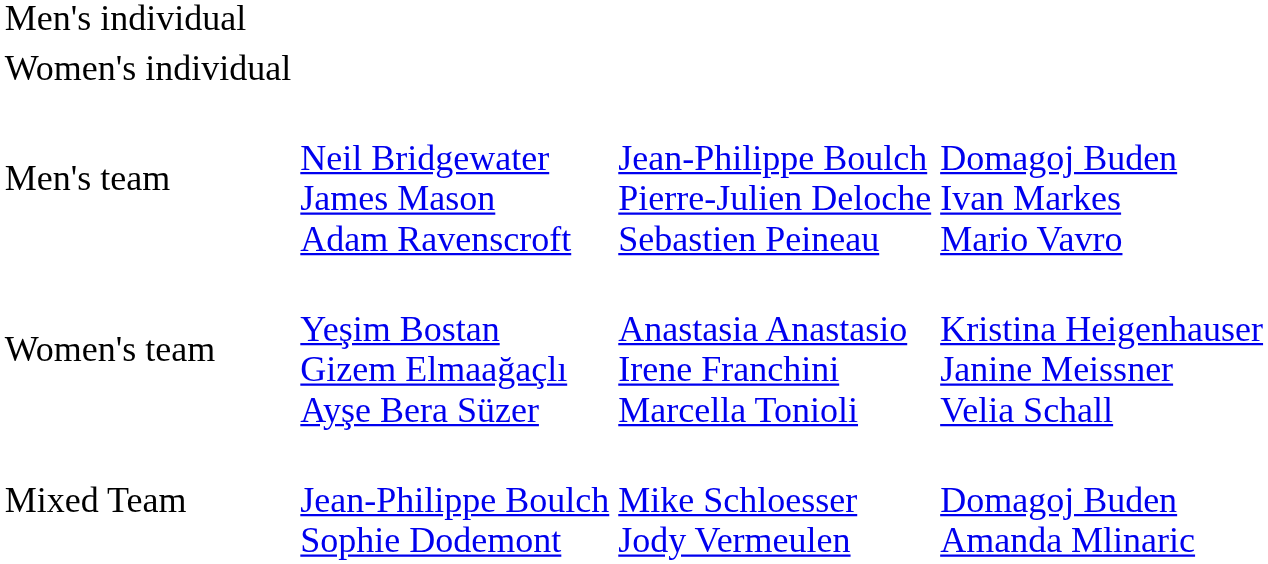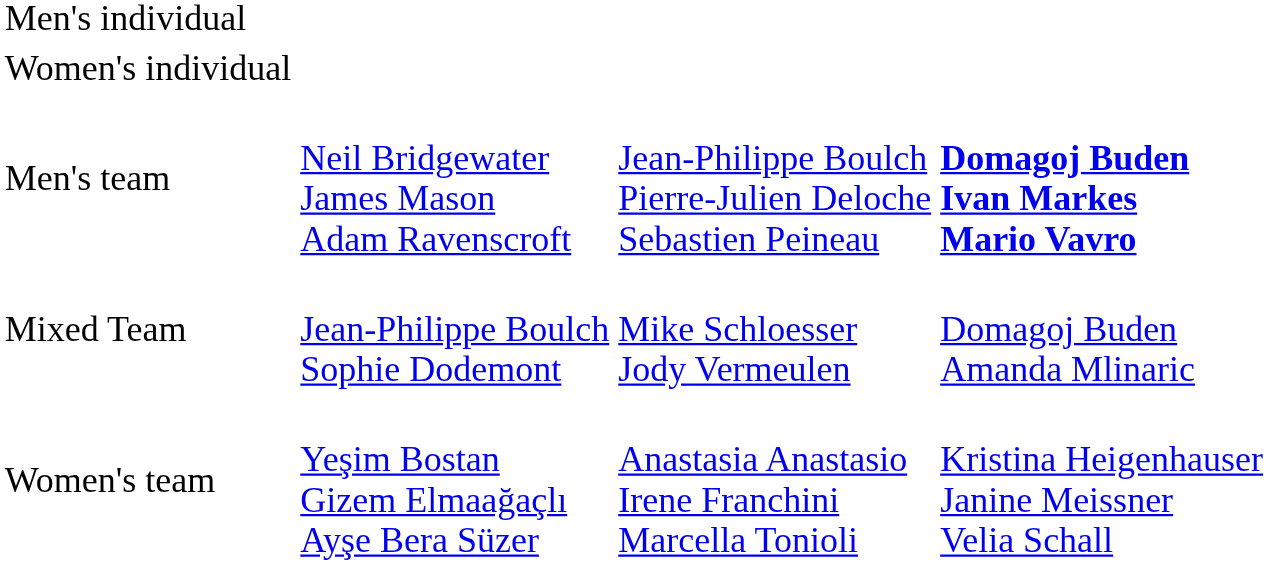(1059, 198) normal -> (1065, 198) bold
rows swapped: (110, 349) <-> (96, 499)
